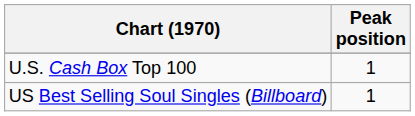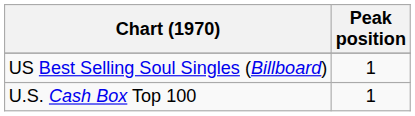rows swapped: (168, 96) <-> (103, 67)
